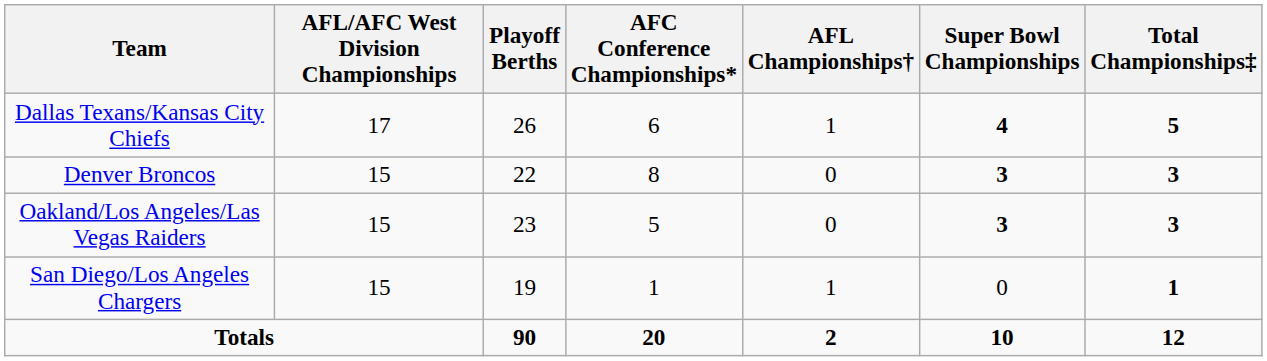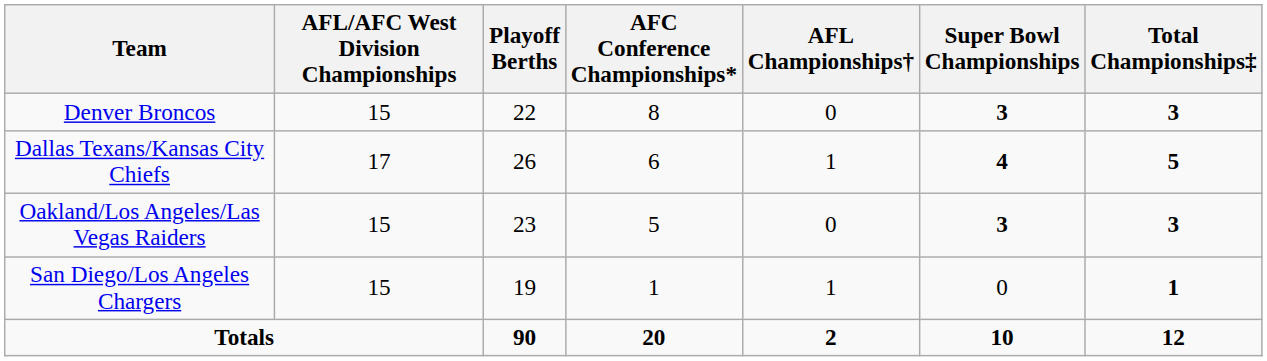rows swapped: (140, 174) <-> (140, 124)
